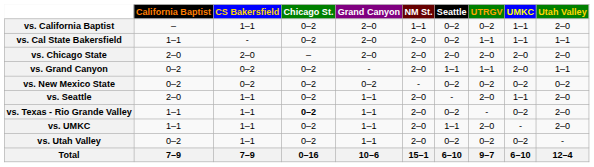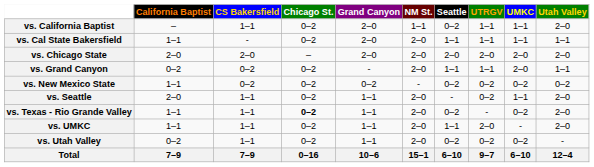(487, 26) 0–2 -> (487, 26) 1–1
(452, 41) 0–2 -> (452, 41) 1–1
(174, 84) 0–2 -> (174, 84) 1–1
(487, 98) 2–0 -> (487, 98) 0–2
